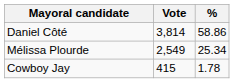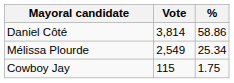(166, 68) 415 -> (166, 68) 115
(209, 68) 1.78 -> (209, 68) 1.75
